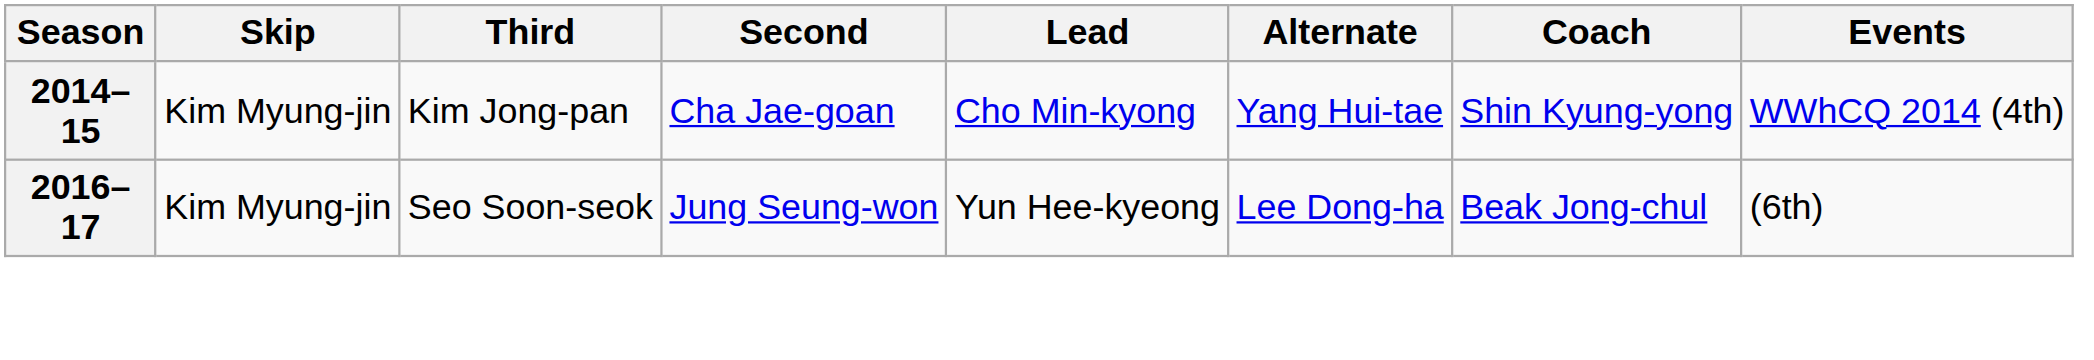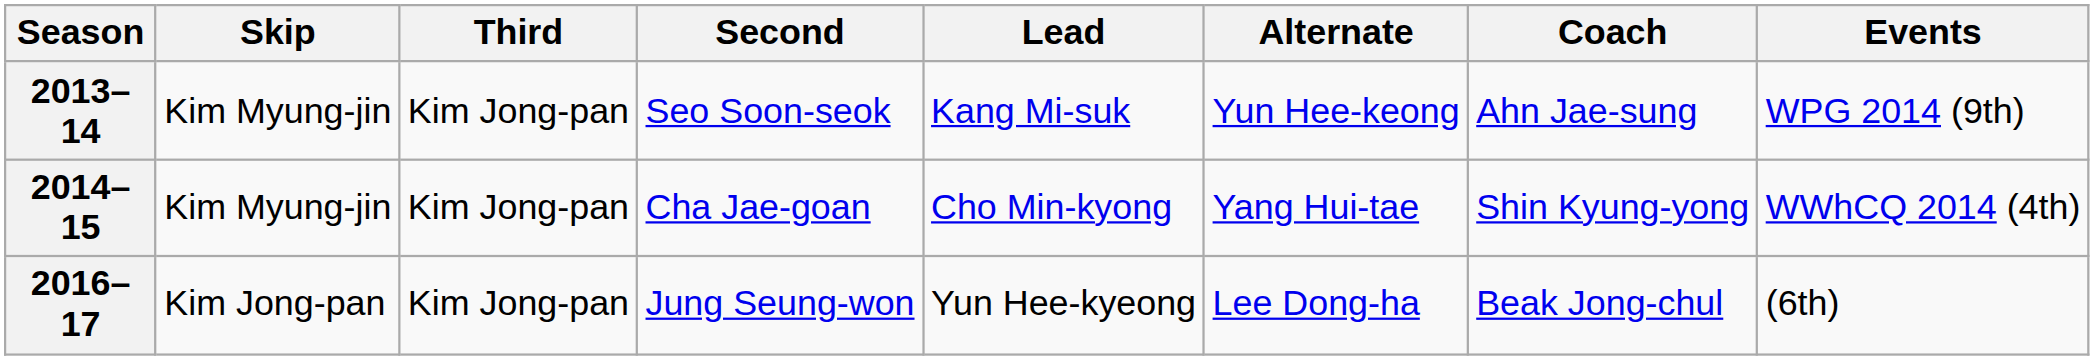+ row: (81, 109)
(278, 207) Kim Myung-jin -> (275, 304) Kim Jong-pan
(530, 207) Seo Soon-seok -> (518, 304) Kim Jong-pan
